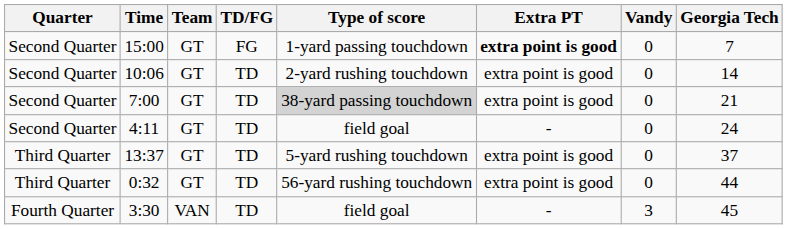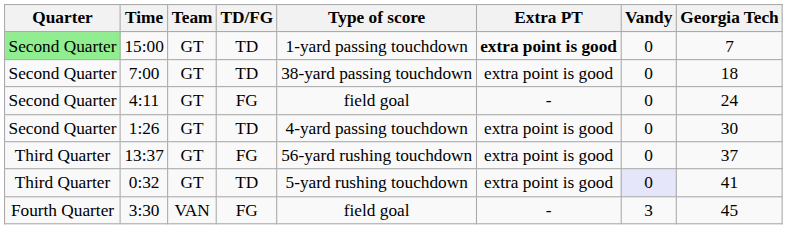(63, 45) no background -> (63, 45) lightgreen background
(247, 45) FG -> (247, 45) TD
- row: (144, 73)
(377, 100) lightgrey background -> (377, 73) no background
(729, 100) 21 -> (729, 73) 18
(247, 127) TD -> (247, 100) FG
+ row: (144, 127)
(247, 155) TD -> (247, 155) FG
(377, 155) 5-yard rushing touchdown -> (377, 155) 56-yard rushing touchdown
(377, 182) 56-yard rushing touchdown -> (377, 182) 5-yard rushing touchdown
(649, 182) no background -> (649, 182) lavender background
(729, 182) 44 -> (729, 182) 41
(247, 210) TD -> (247, 210) FG
